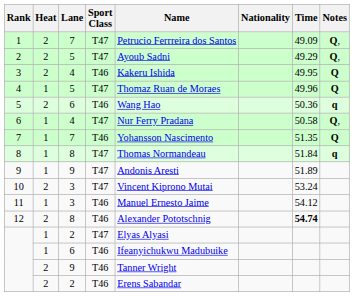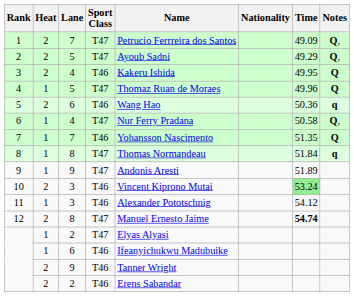(100, 186) T47 -> (100, 186) T46
(306, 186) no background -> (306, 186) lightgreen background
(163, 202) Manuel Ernesto Jaime -> (164, 202) Alexander Pototschnig
(100, 219) T46 -> (100, 219) T47
(164, 219) Alexander Pototschnig -> (163, 219) Manuel Ernesto Jaime
